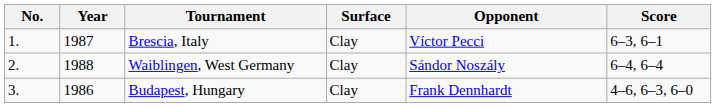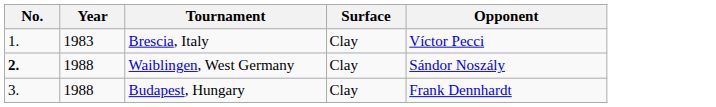- column: (659, 16)
(78, 40) 1987 -> (78, 40) 1983
(14, 65) normal -> (14, 65) bold
(78, 89) 1986 -> (78, 89) 1988
